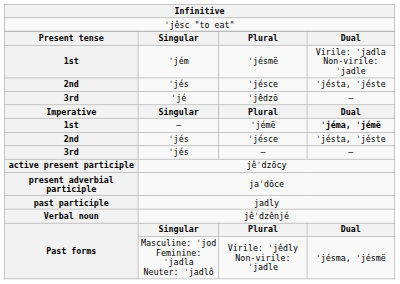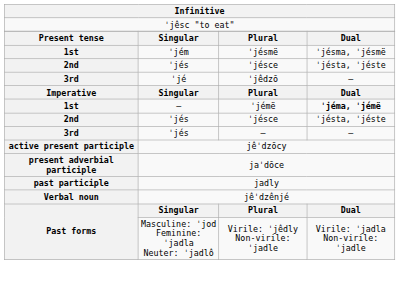(351, 61) Virile: ˈjadla Non-virile: ˈjadle -> (351, 52) ˈjésma, ˈjésmë
(351, 258) ˈjésma, ˈjésmë -> (351, 238) Virile: ˈjadla Non-virile: ˈjadle
